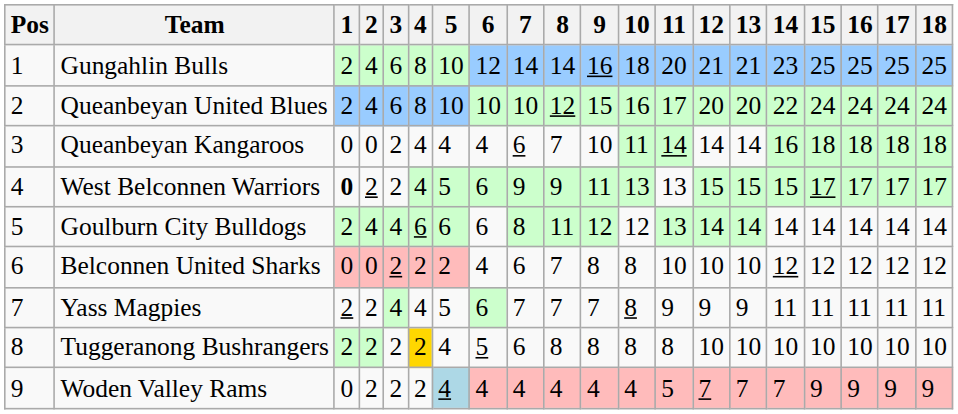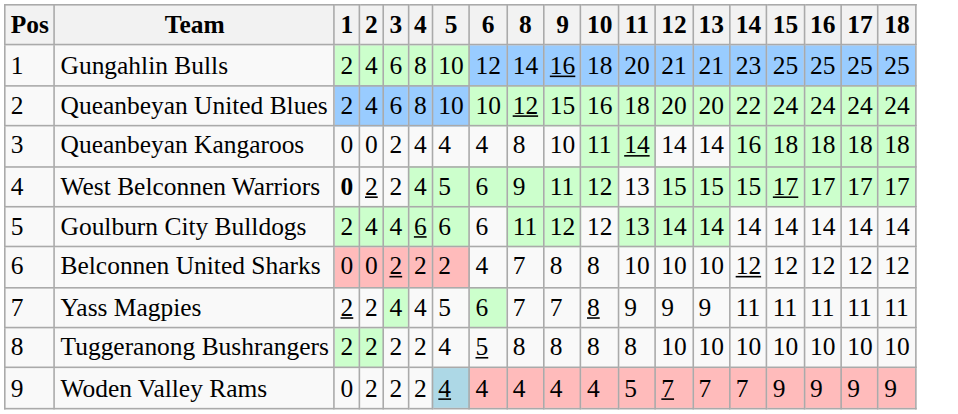- column: (525, 24)
(674, 105) 17 -> (637, 105) 18
(556, 145) 7 -> (519, 145) 8
(637, 186) 13 -> (600, 186) 12
(420, 347) gold background -> (420, 347) no background
